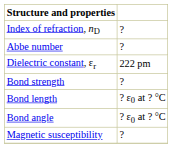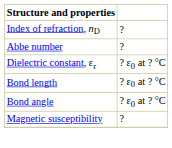(135, 64) 222 pm -> (143, 64) ? ε0 at ? °C
- row: (36, 81)
